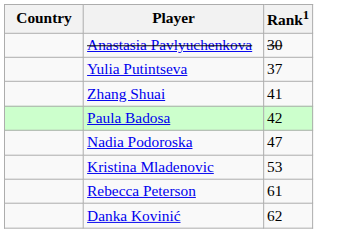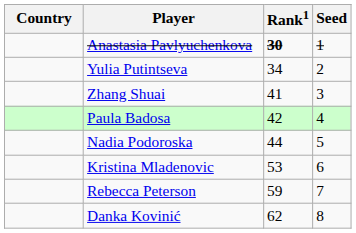+ column: (332, 18)
(275, 45) normal -> (275, 45) bold
(275, 69) 37 -> (275, 69) 34
(275, 142) 47 -> (275, 142) 44
(275, 191) 61 -> (275, 191) 59
